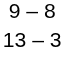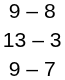+ row: (32, 69)
